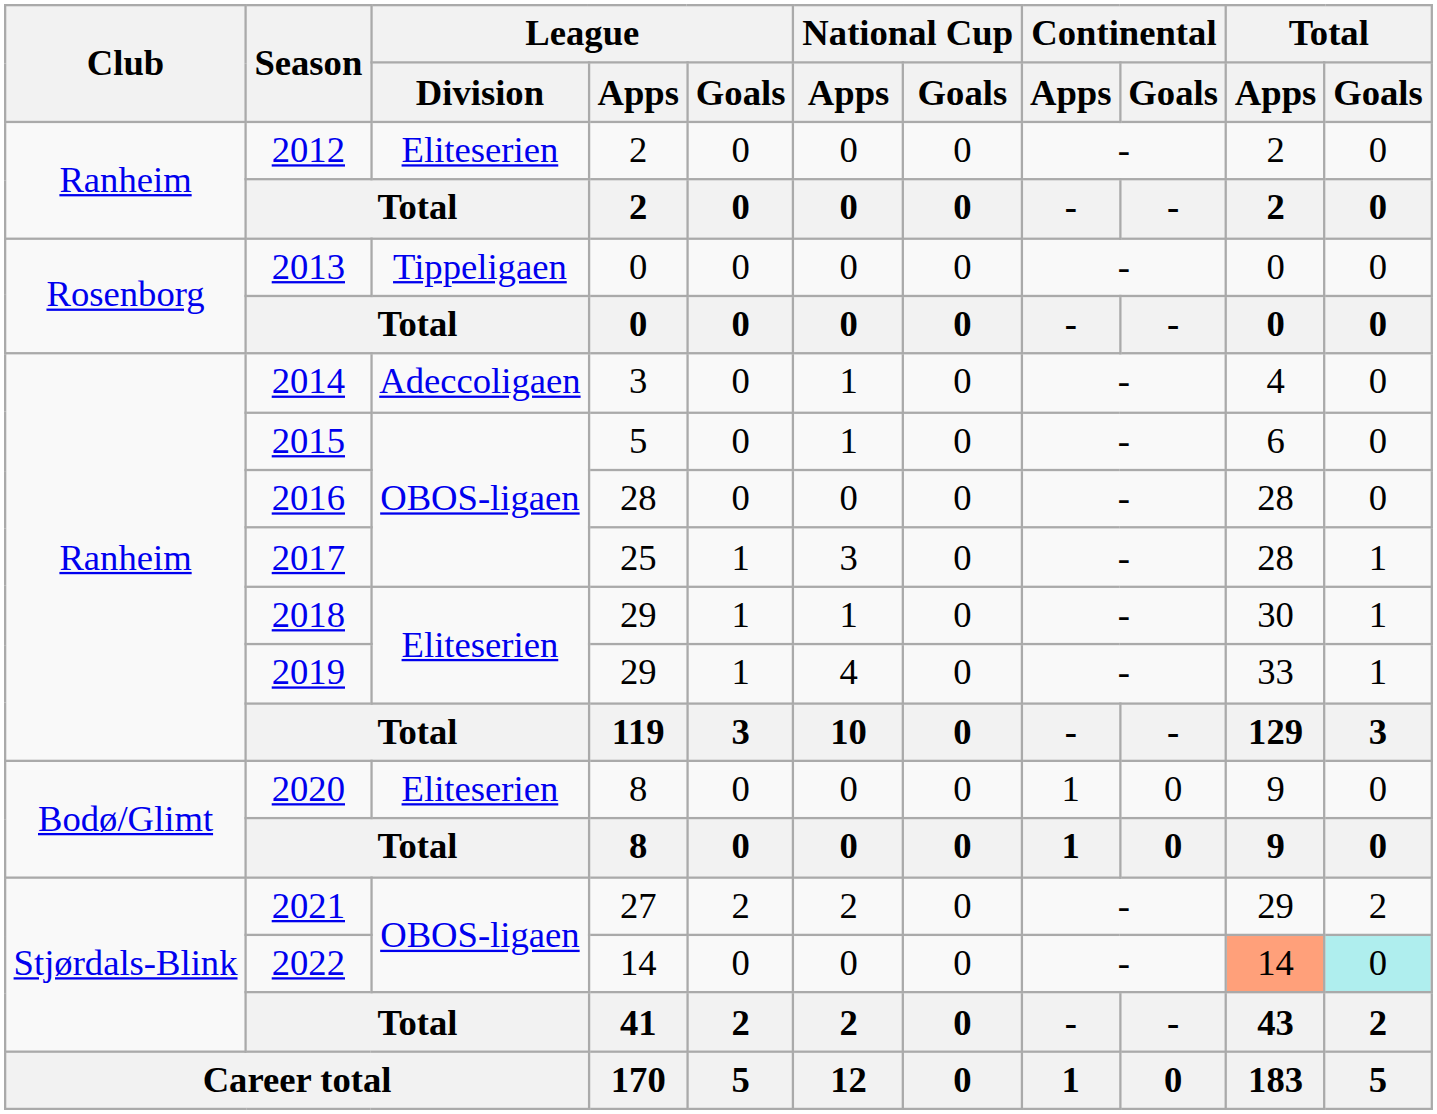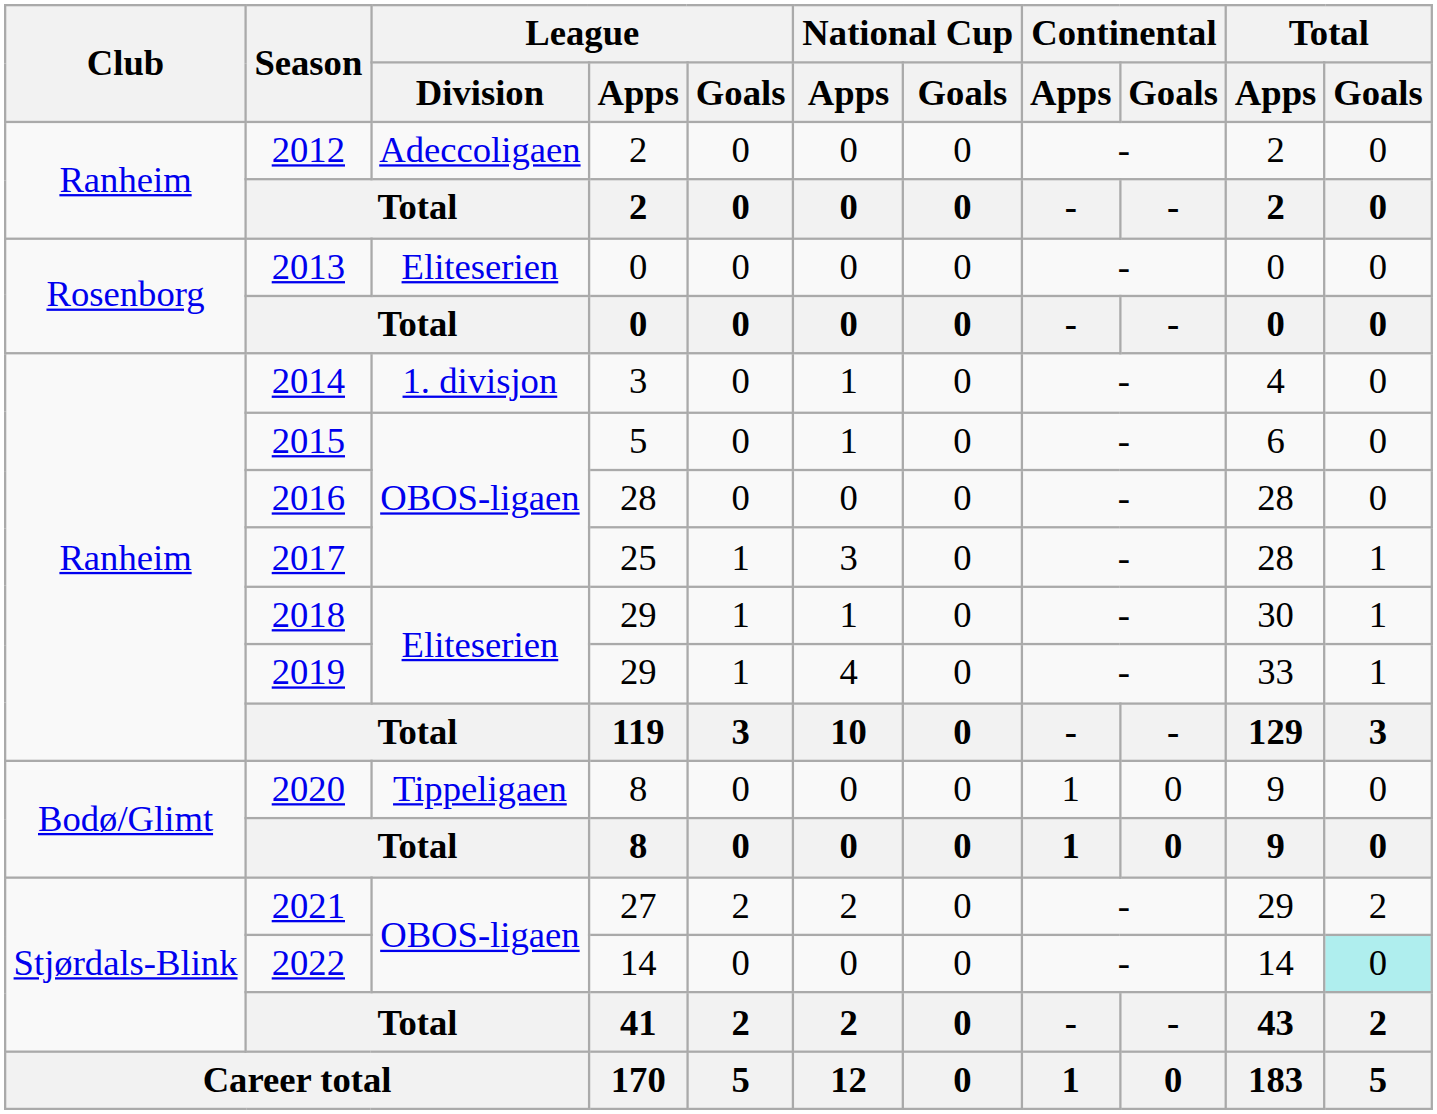(480, 149) Eliteserien -> (480, 149) Adeccoligaen
(480, 265) Tippeligaen -> (480, 265) Eliteserien
(480, 382) Adeccoligaen -> (480, 382) 1. divisjon
(480, 788) Eliteserien -> (480, 788) Tippeligaen
(1276, 963) lightsalmon background -> (1276, 963) no background
